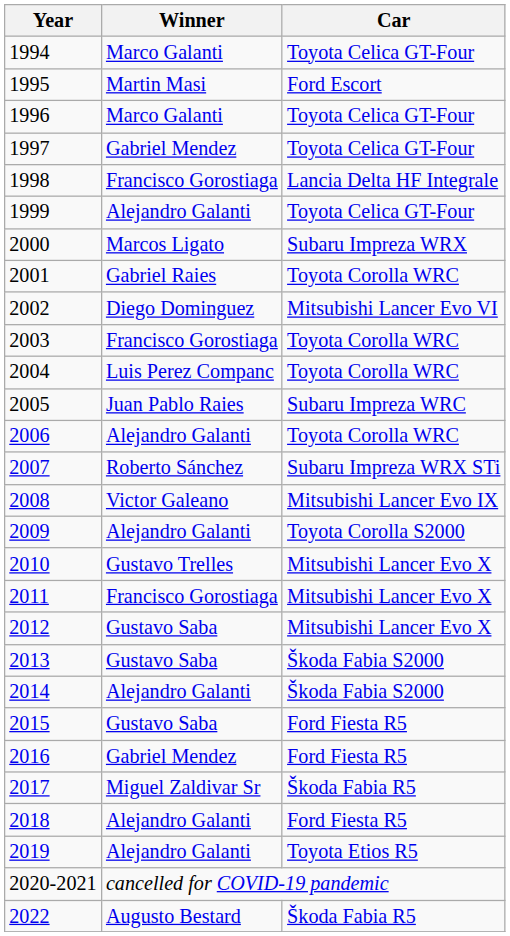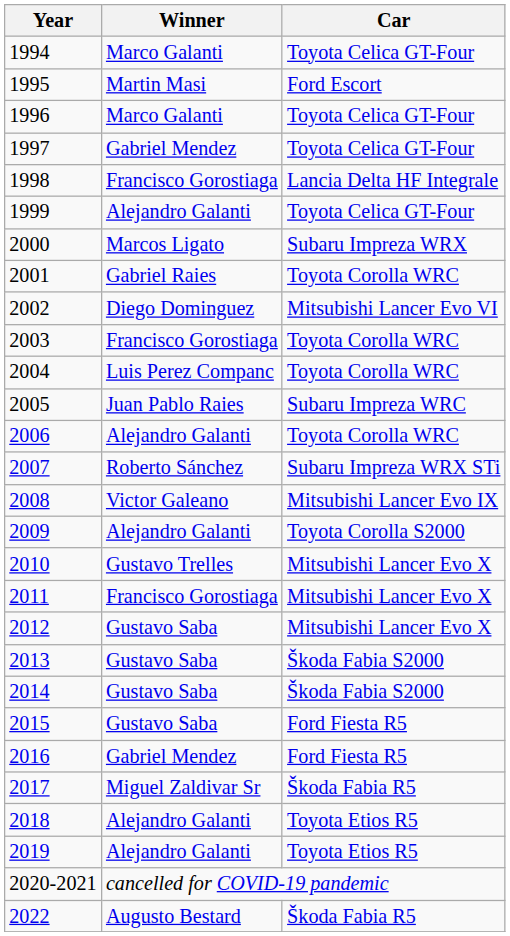(178, 691) Alejandro Galanti -> (162, 691) Gustavo Saba
(347, 819) Ford Fiesta R5 -> (352, 819) Toyota Etios R5
